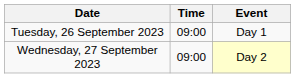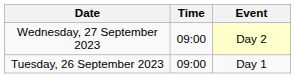rows swapped: (87, 32) <-> (87, 57)
